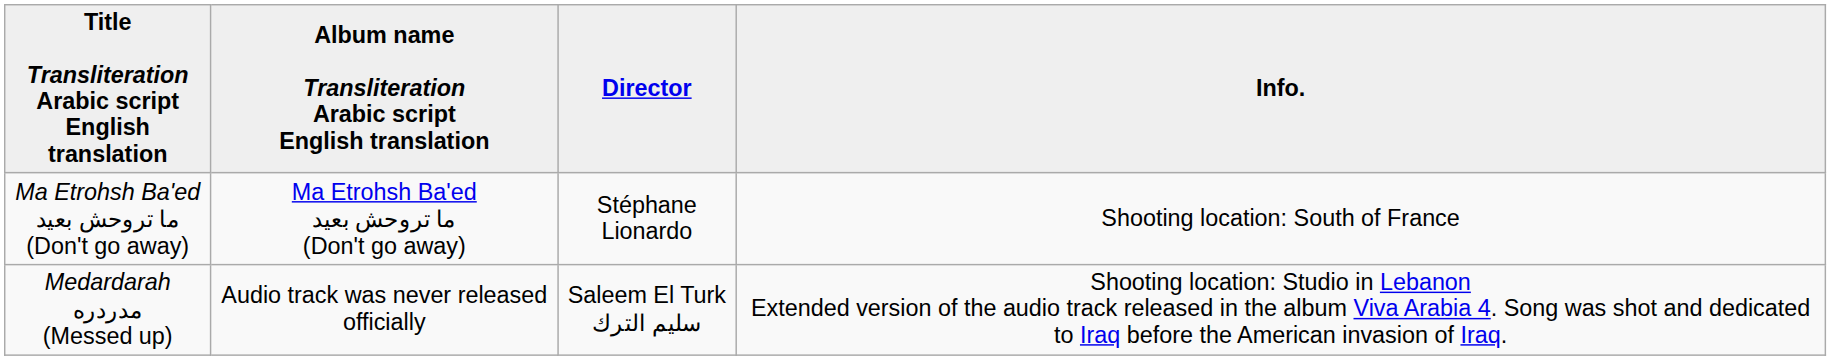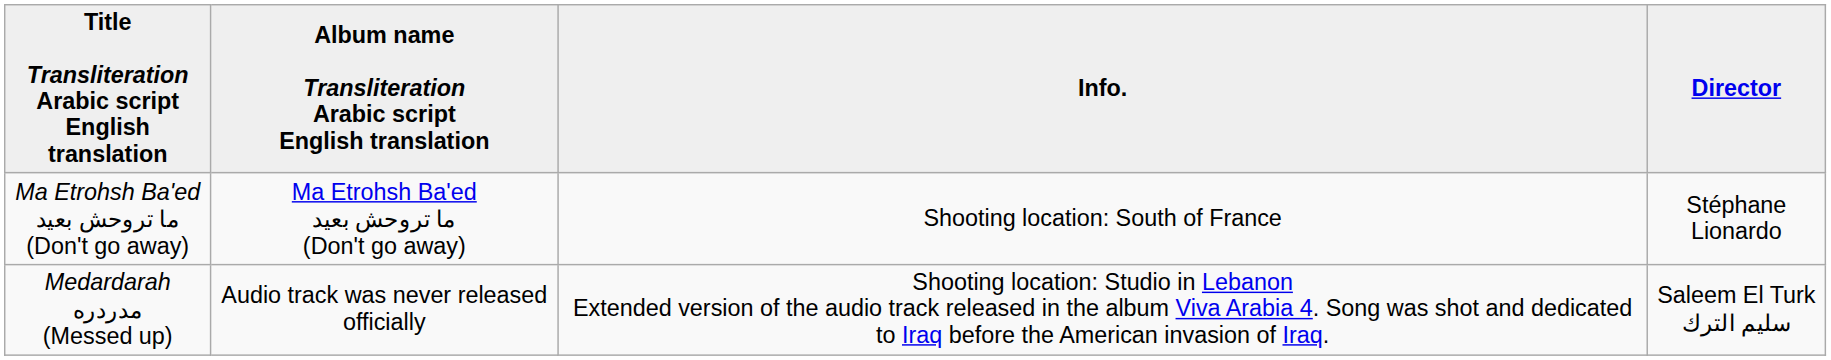columns swapped: (647, 88) <-> (1281, 88)
